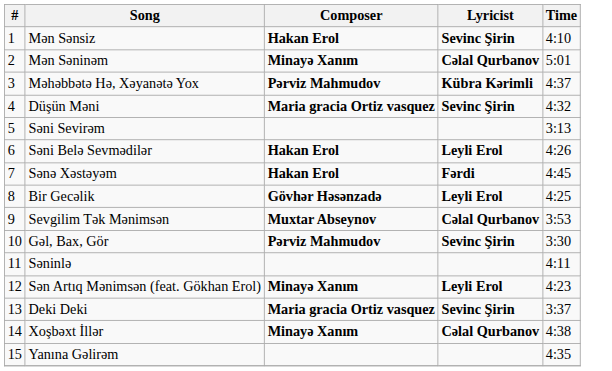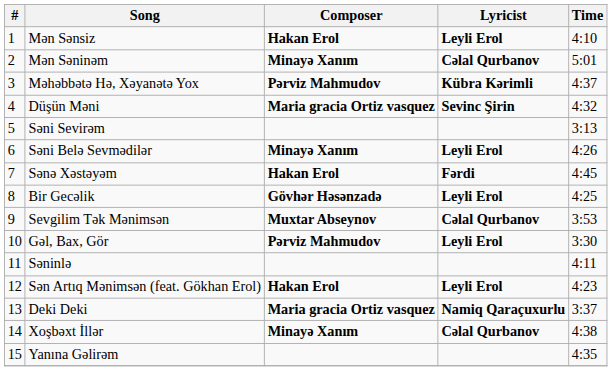(478, 38) Sevinc Şirin -> (472, 38) Leyli Erol
(303, 151) Hakan Erol -> (313, 151) Minayə Xanım
(478, 241) Sevinc Şirin -> (472, 241) Leyli Erol
(313, 286) Minayə Xanım -> (303, 286) Hakan Erol
(478, 309) Sevinc Şirin -> (503, 309) Namiq Qaraçuxurlu
